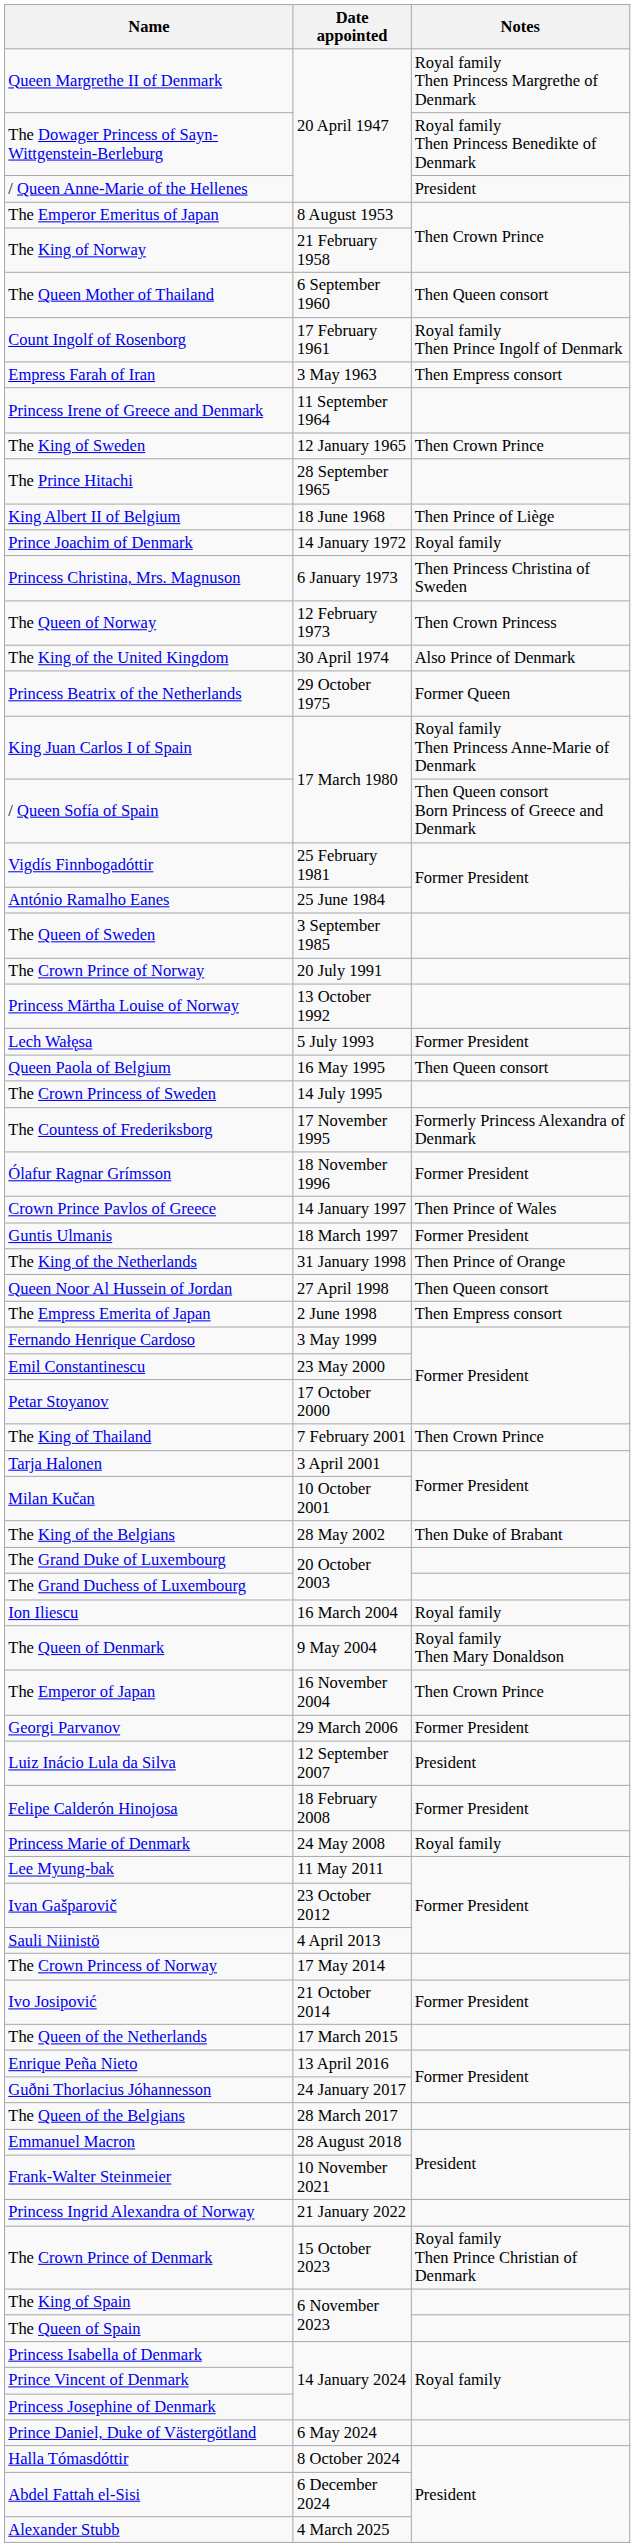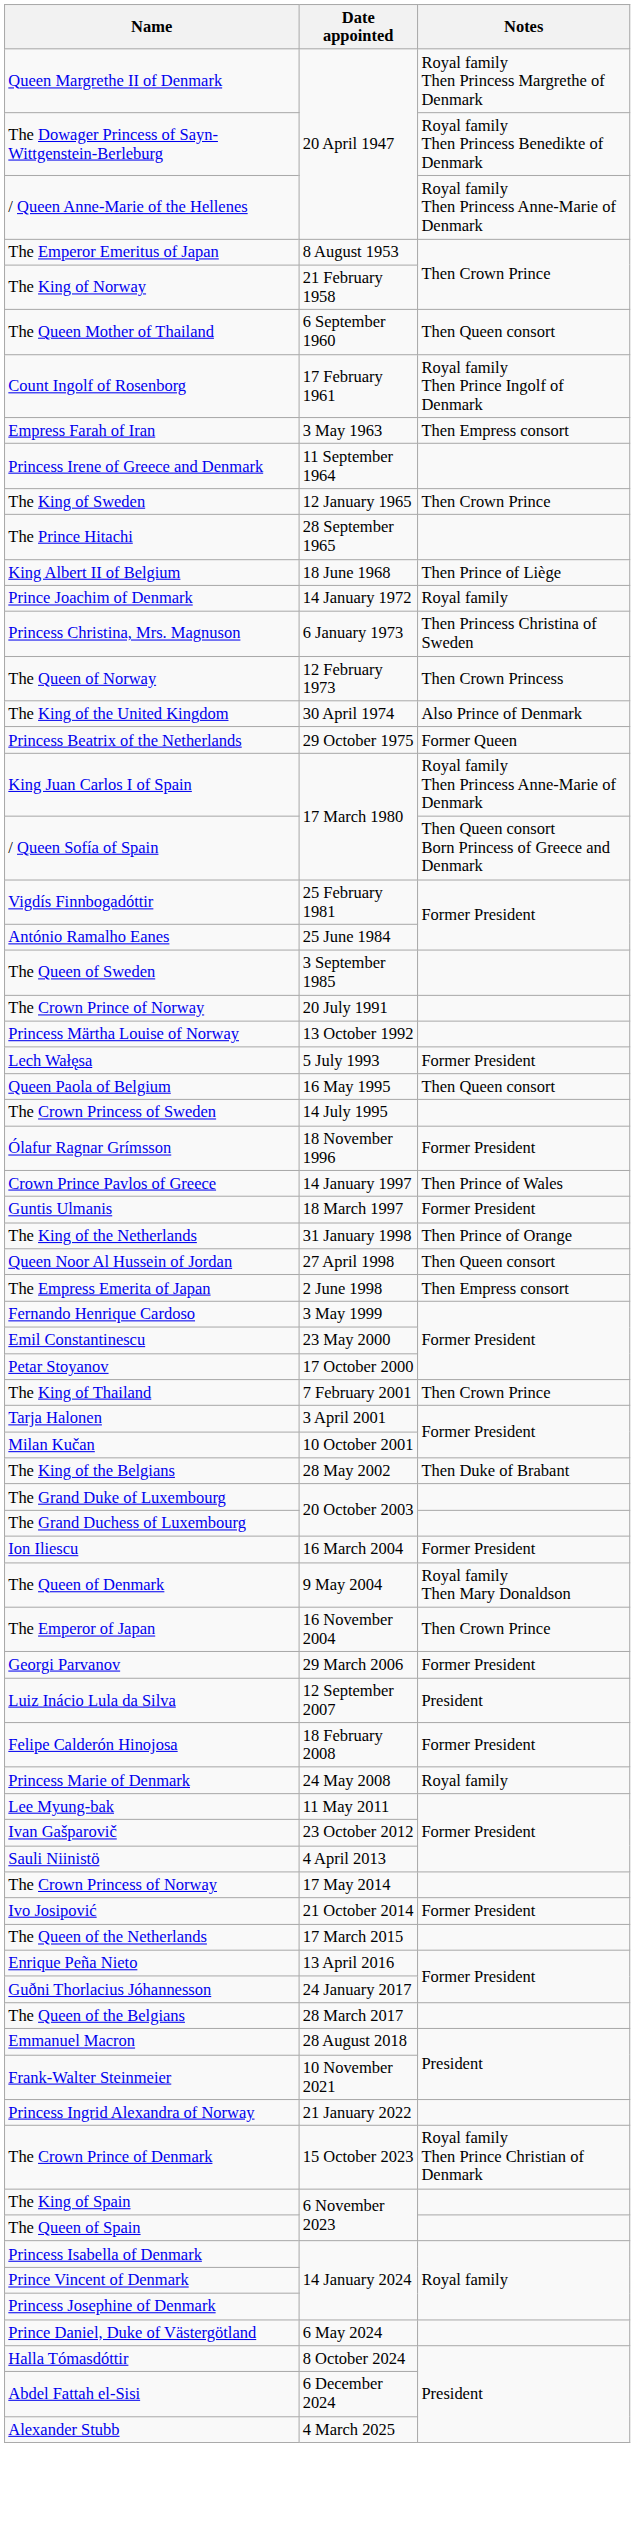(445, 188) President -> (519, 207) Royal family Then Princess Anne-Marie of Denmark
- row: (110, 1129)
(458, 1612) Royal family -> (478, 1549) Former President
